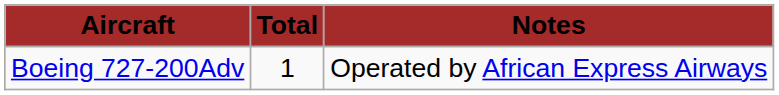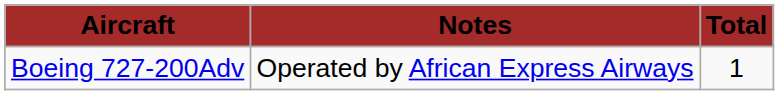columns swapped: (287, 25) <-> (549, 25)
